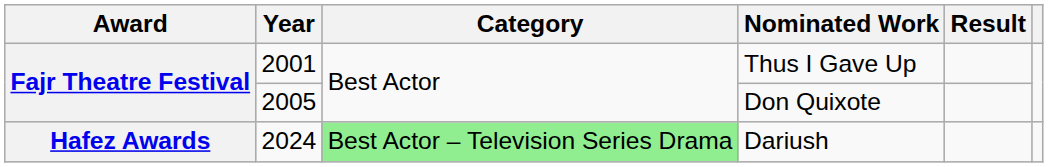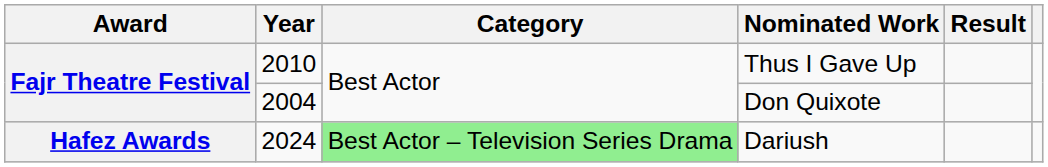(289, 63) 2001 -> (289, 63) 2010
(289, 102) 2005 -> (289, 102) 2004
